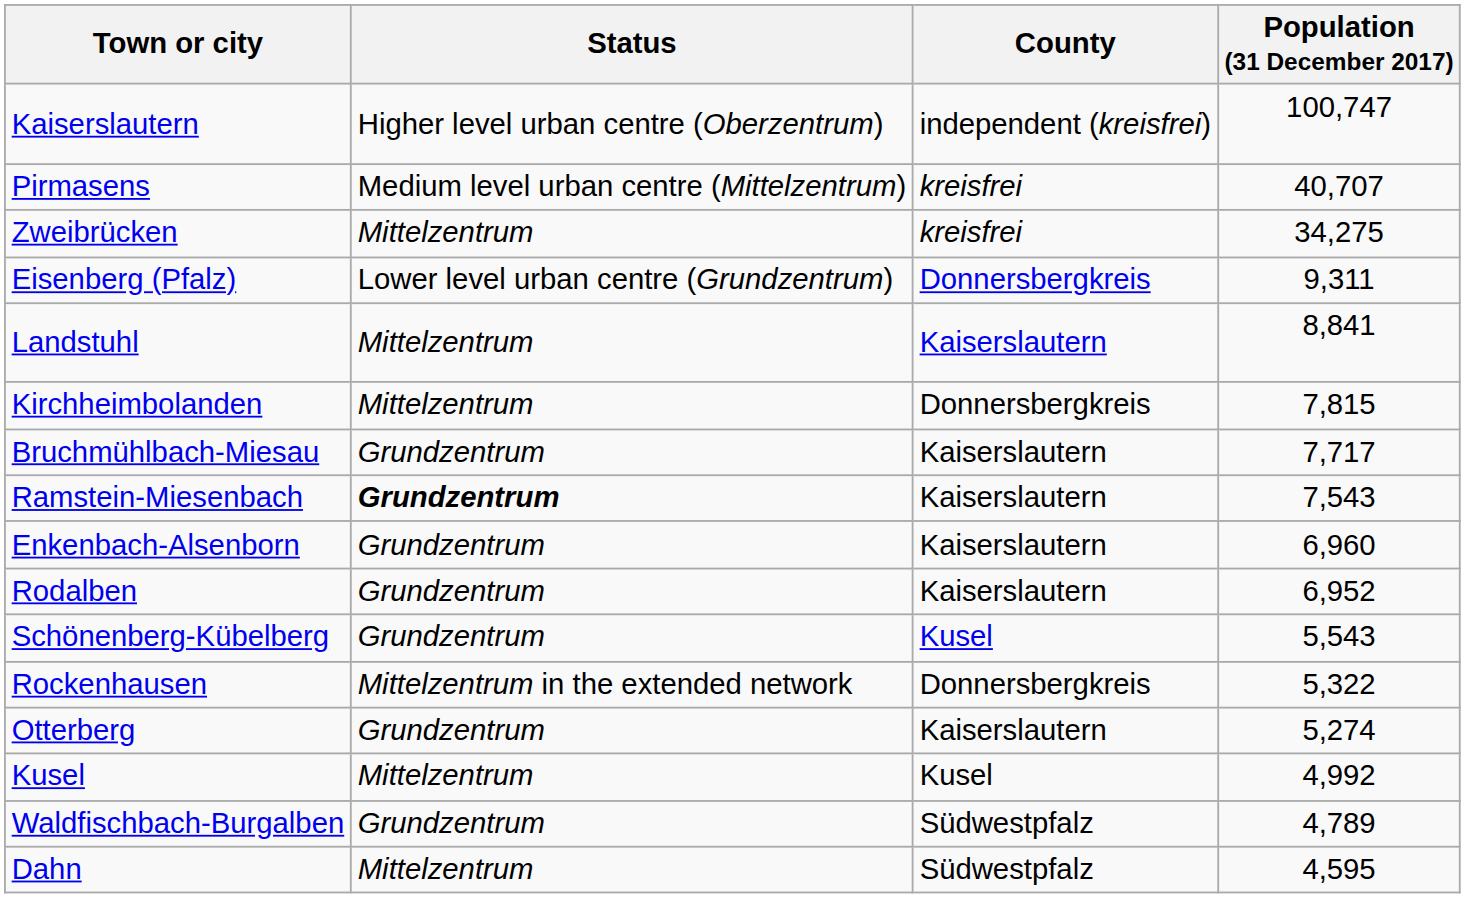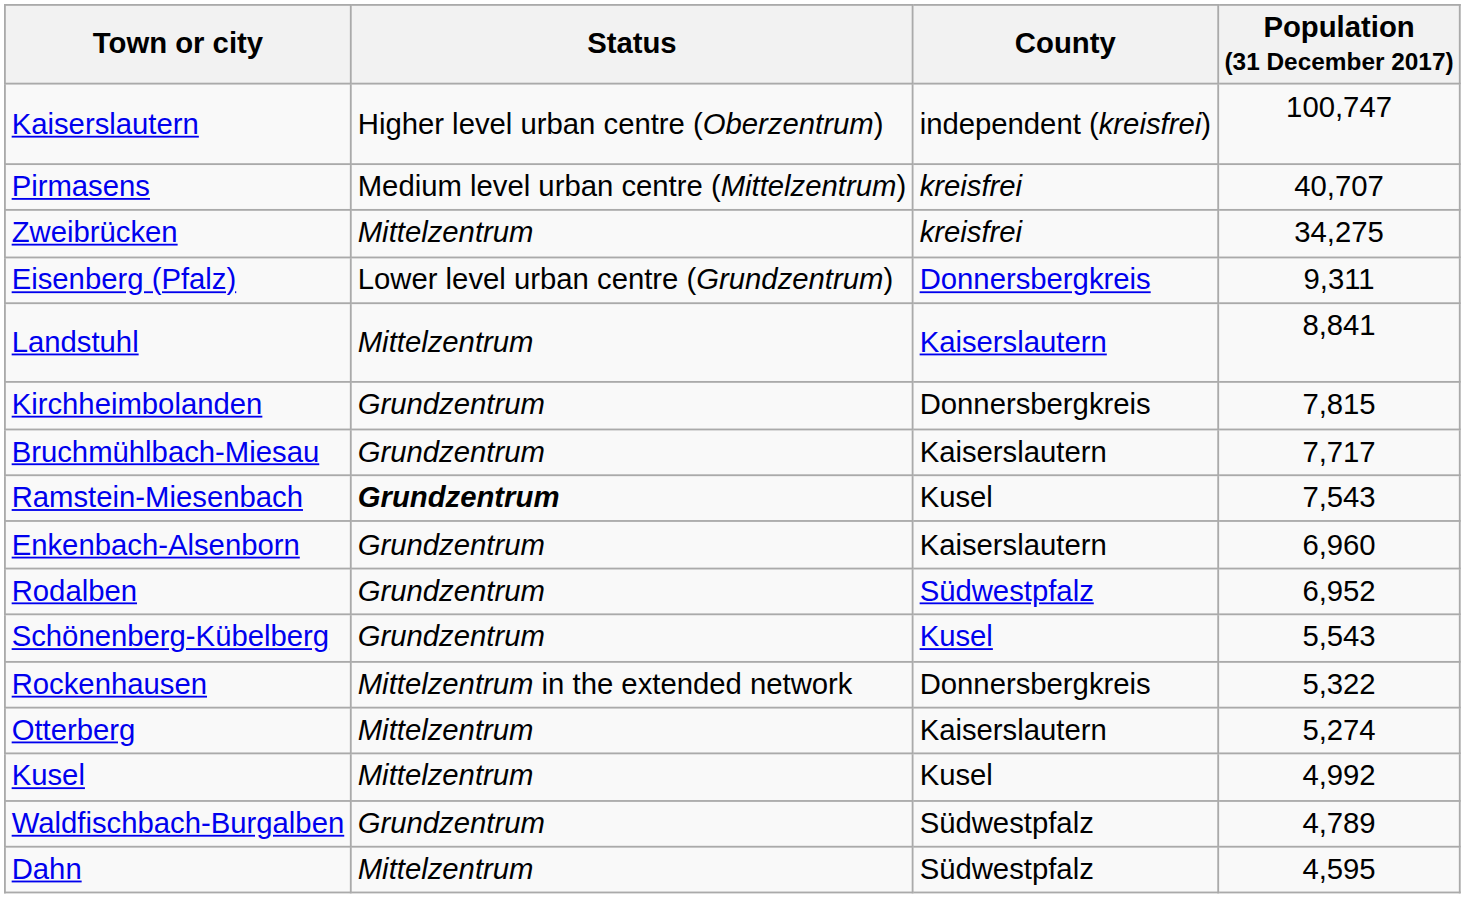(446, 405) Mittelzentrum -> (451, 405) Grundzentrum
(1013, 498) Kaiserslautern -> (956, 498) Kusel
(1013, 590) Kaiserslautern -> (1007, 590) Südwestpfalz
(451, 730) Grundzentrum -> (446, 730) Mittelzentrum
